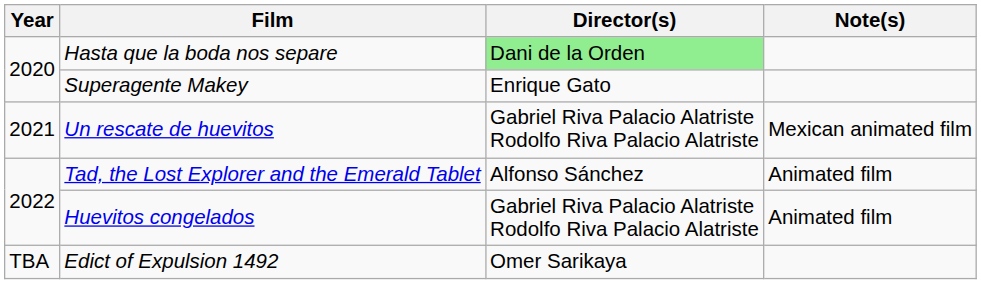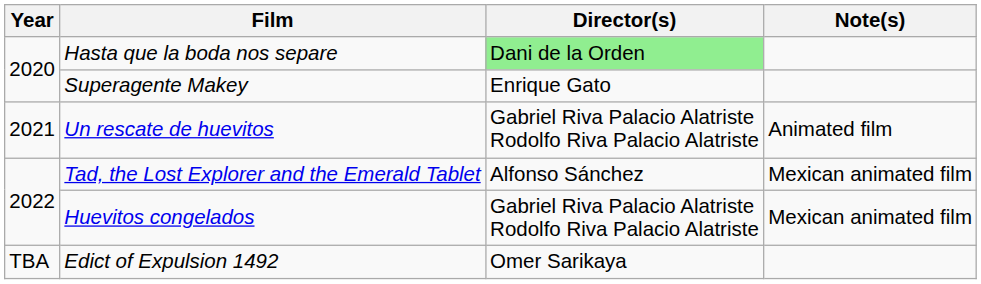(870, 129) Mexican animated film -> (830, 129) Animated film
(830, 173) Animated film -> (870, 173) Mexican animated film
(830, 217) Animated film -> (870, 217) Mexican animated film
